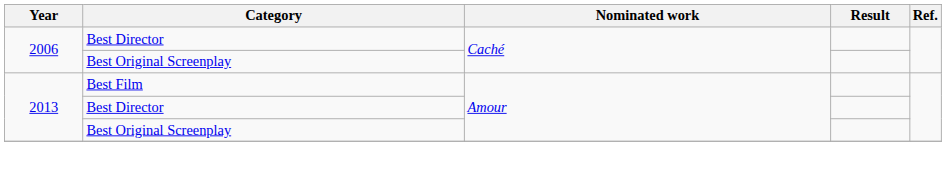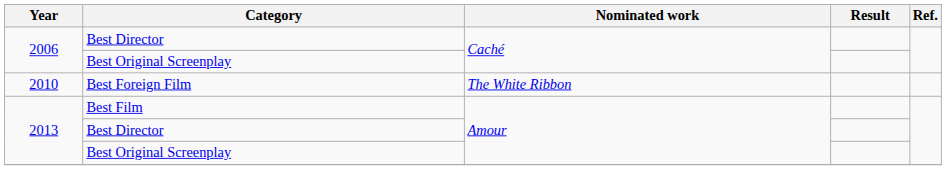+ row: (44, 84)
